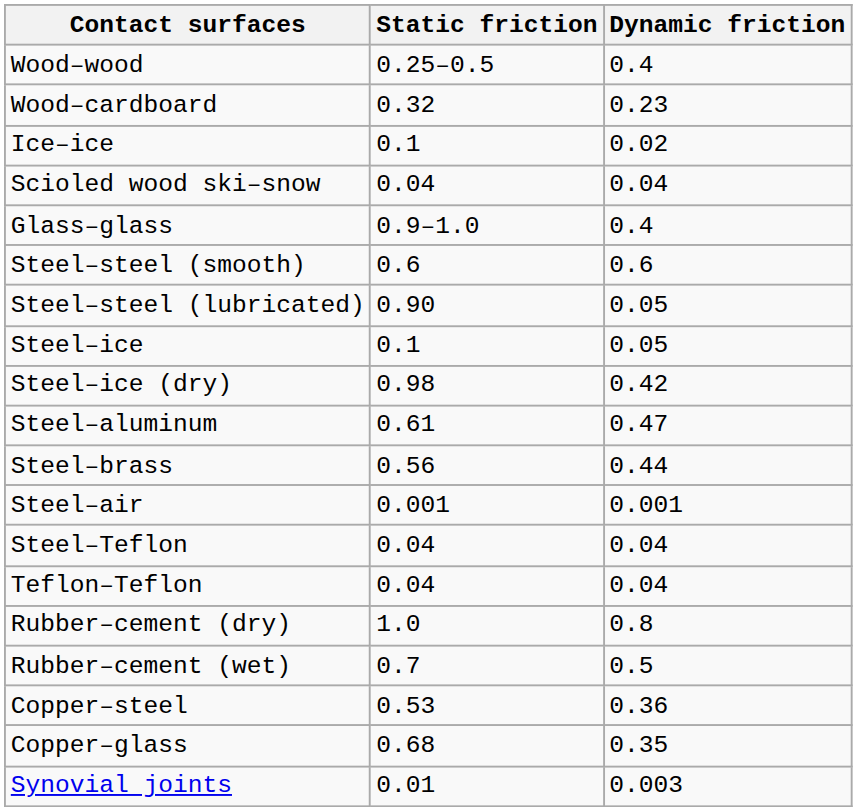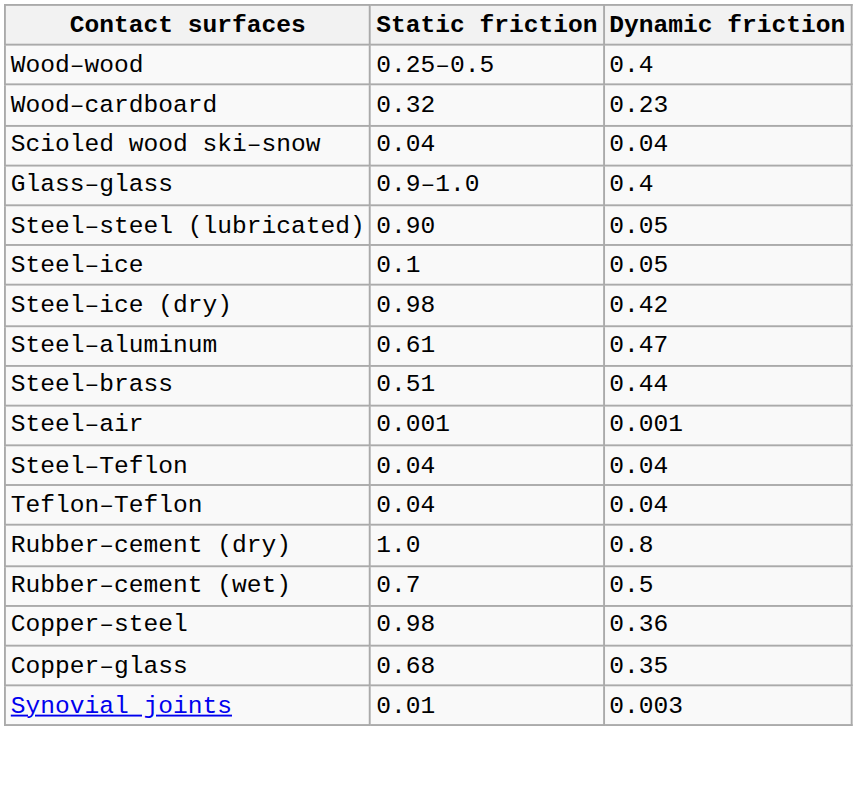- row: (62, 145)
- row: (158, 265)
(406, 465) 0.56 -> (406, 385) 0.51
(406, 706) 0.53 -> (406, 626) 0.98
